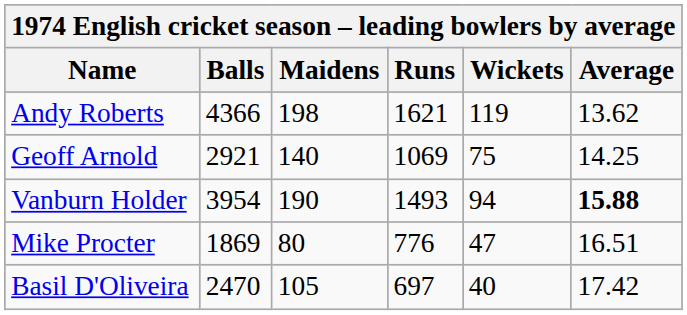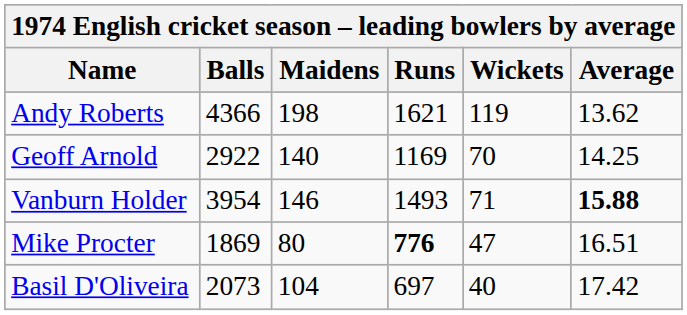(233, 156) 2921 -> (233, 156) 2922
(421, 156) 1069 -> (420, 156) 1169
(482, 156) 75 -> (482, 156) 70
(298, 199) 190 -> (298, 199) 146
(482, 199) 94 -> (482, 199) 71
(414, 243) normal -> (414, 243) bold
(233, 286) 2470 -> (233, 286) 2073
(298, 286) 105 -> (298, 286) 104
